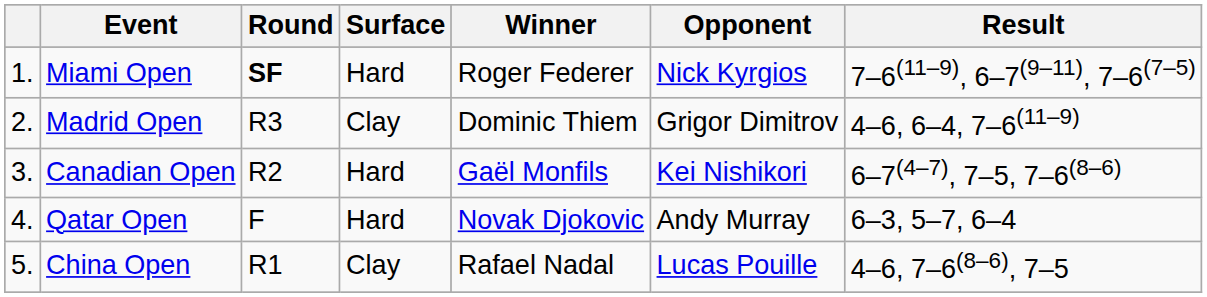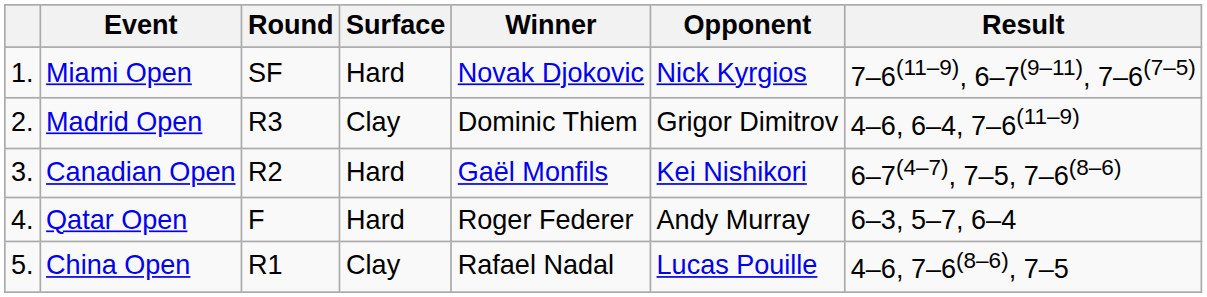(265, 72) bold -> (265, 72) normal
(546, 72) Roger Federer -> (551, 72) Novak Djokovic
(551, 219) Novak Djokovic -> (546, 219) Roger Federer
